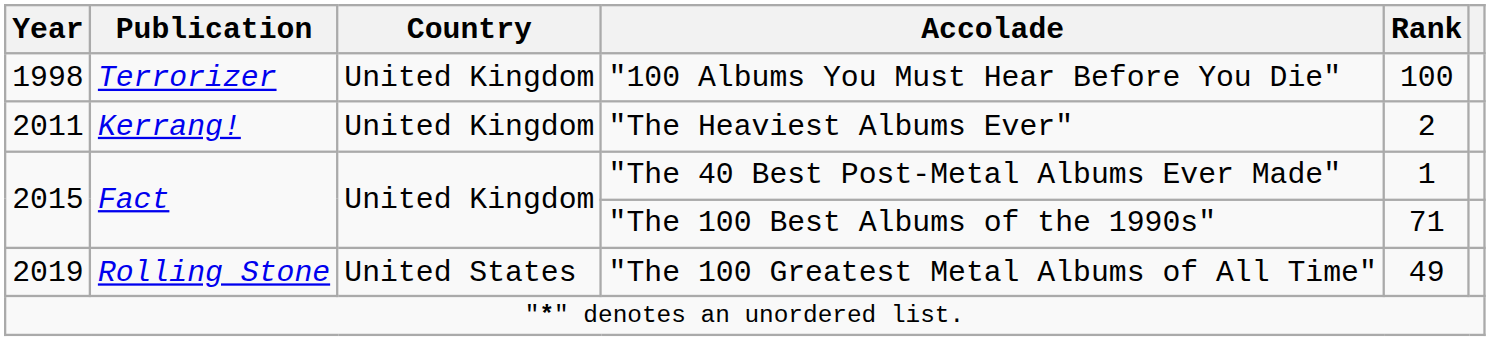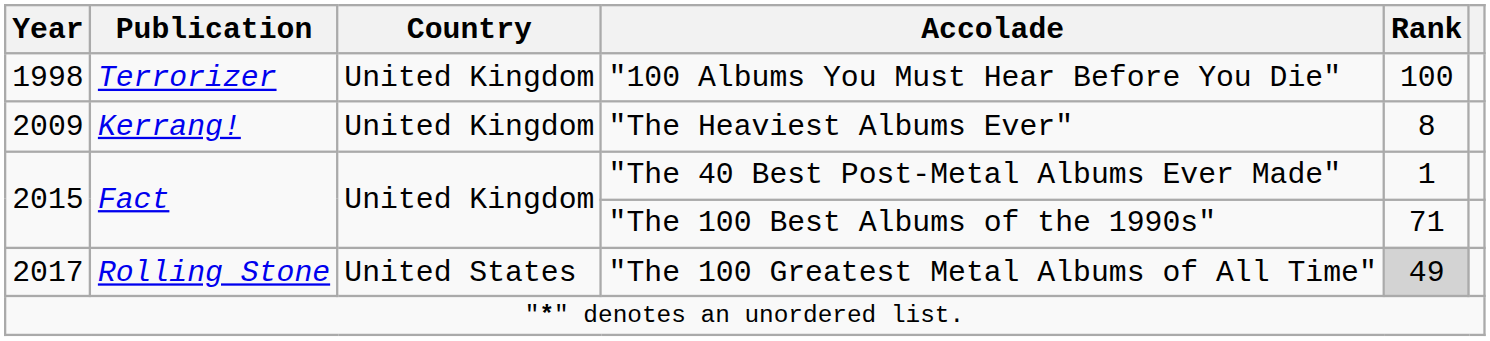(48, 126) 2011 -> (48, 126) 2009
(1427, 126) 2 -> (1427, 126) 8
(48, 272) 2019 -> (48, 272) 2017
(1427, 272) no background -> (1427, 272) lightgrey background
